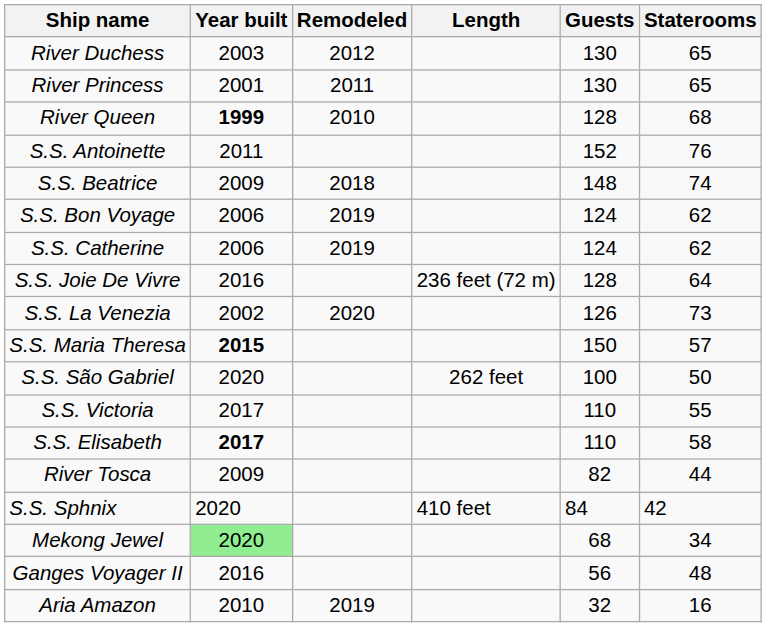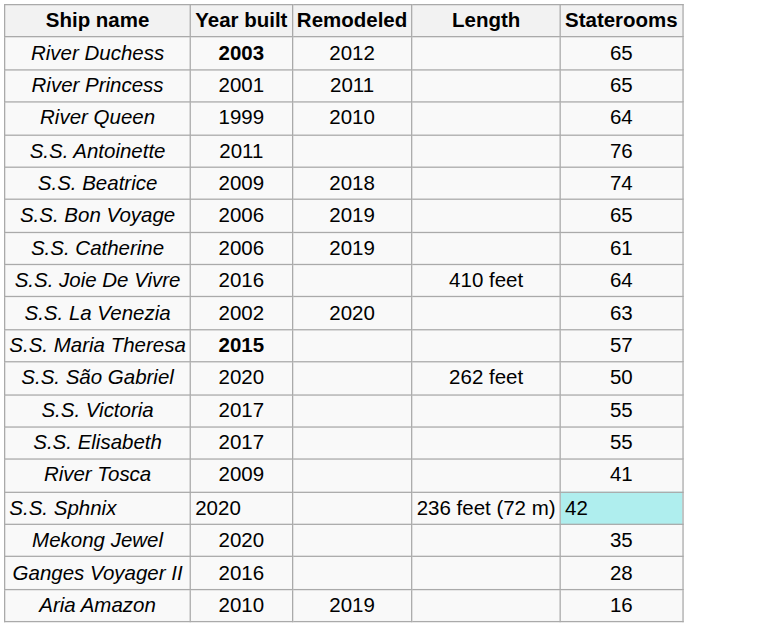- column: (600, 20)
(241, 53) normal -> (241, 53) bold
(241, 118) bold -> (241, 118) normal
(700, 118) 68 -> (621, 118) 64
(700, 215) 62 -> (621, 215) 65
(700, 248) 62 -> (621, 248) 61
(486, 280) 236 feet (72 m) -> (486, 280) 410 feet
(700, 313) 73 -> (621, 313) 63
(241, 442) bold -> (241, 442) normal
(700, 442) 58 -> (621, 442) 55
(700, 475) 44 -> (621, 475) 41
(454, 507) 410 feet -> (486, 507) 236 feet (72 m)
(655, 507) no background -> (576, 507) paleturquoise background
(241, 540) lightgreen background -> (241, 540) no background
(700, 540) 34 -> (621, 540) 35
(700, 572) 48 -> (621, 572) 28
